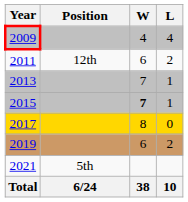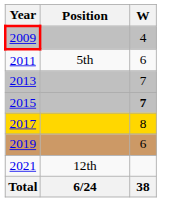- column: (170, 15)
(85, 60) 12th -> (85, 60) 5th
(85, 165) 5th -> (85, 165) 12th
